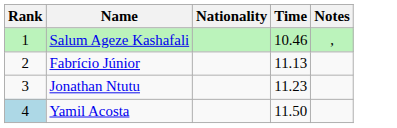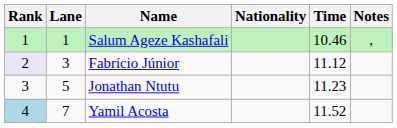+ column: (66, 16)
(25, 63) no background -> (25, 63) lavender background
(291, 63) 11.13 -> (330, 63) 11.12
(291, 110) 11.50 -> (330, 110) 11.52
